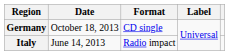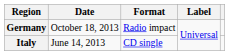(143, 27) CD single -> (149, 27) Radio impact
(149, 43) Radio impact -> (143, 43) CD single
